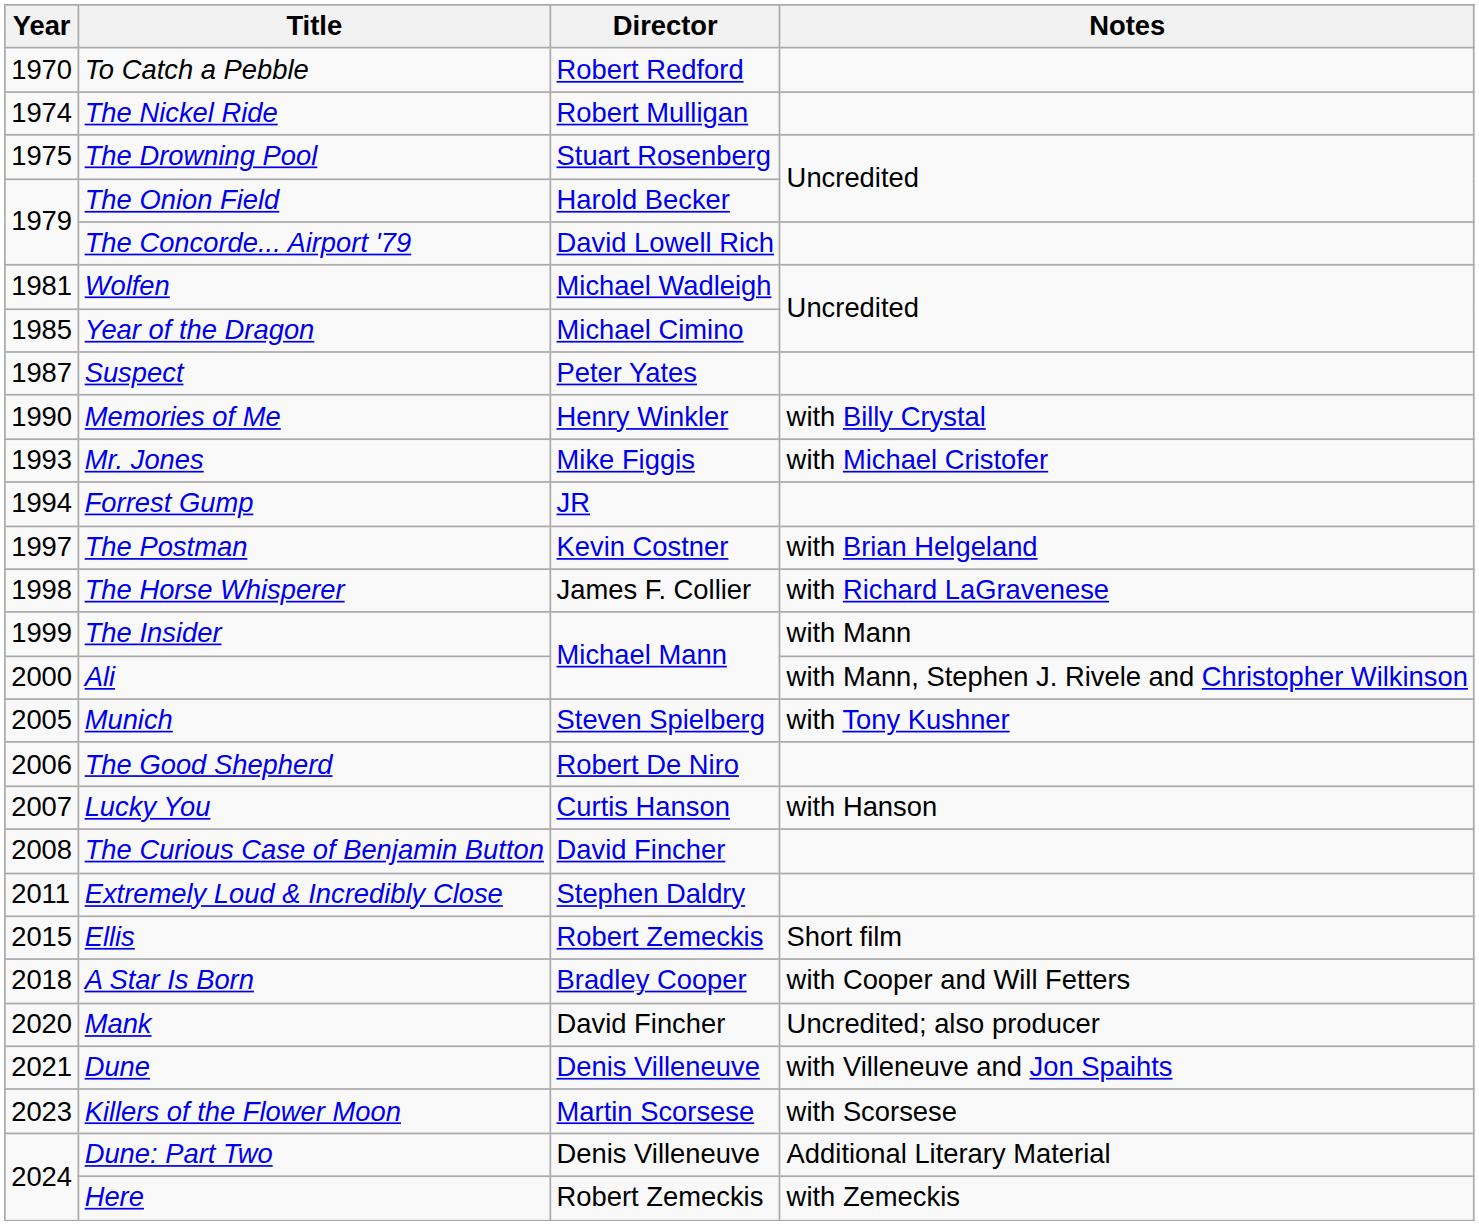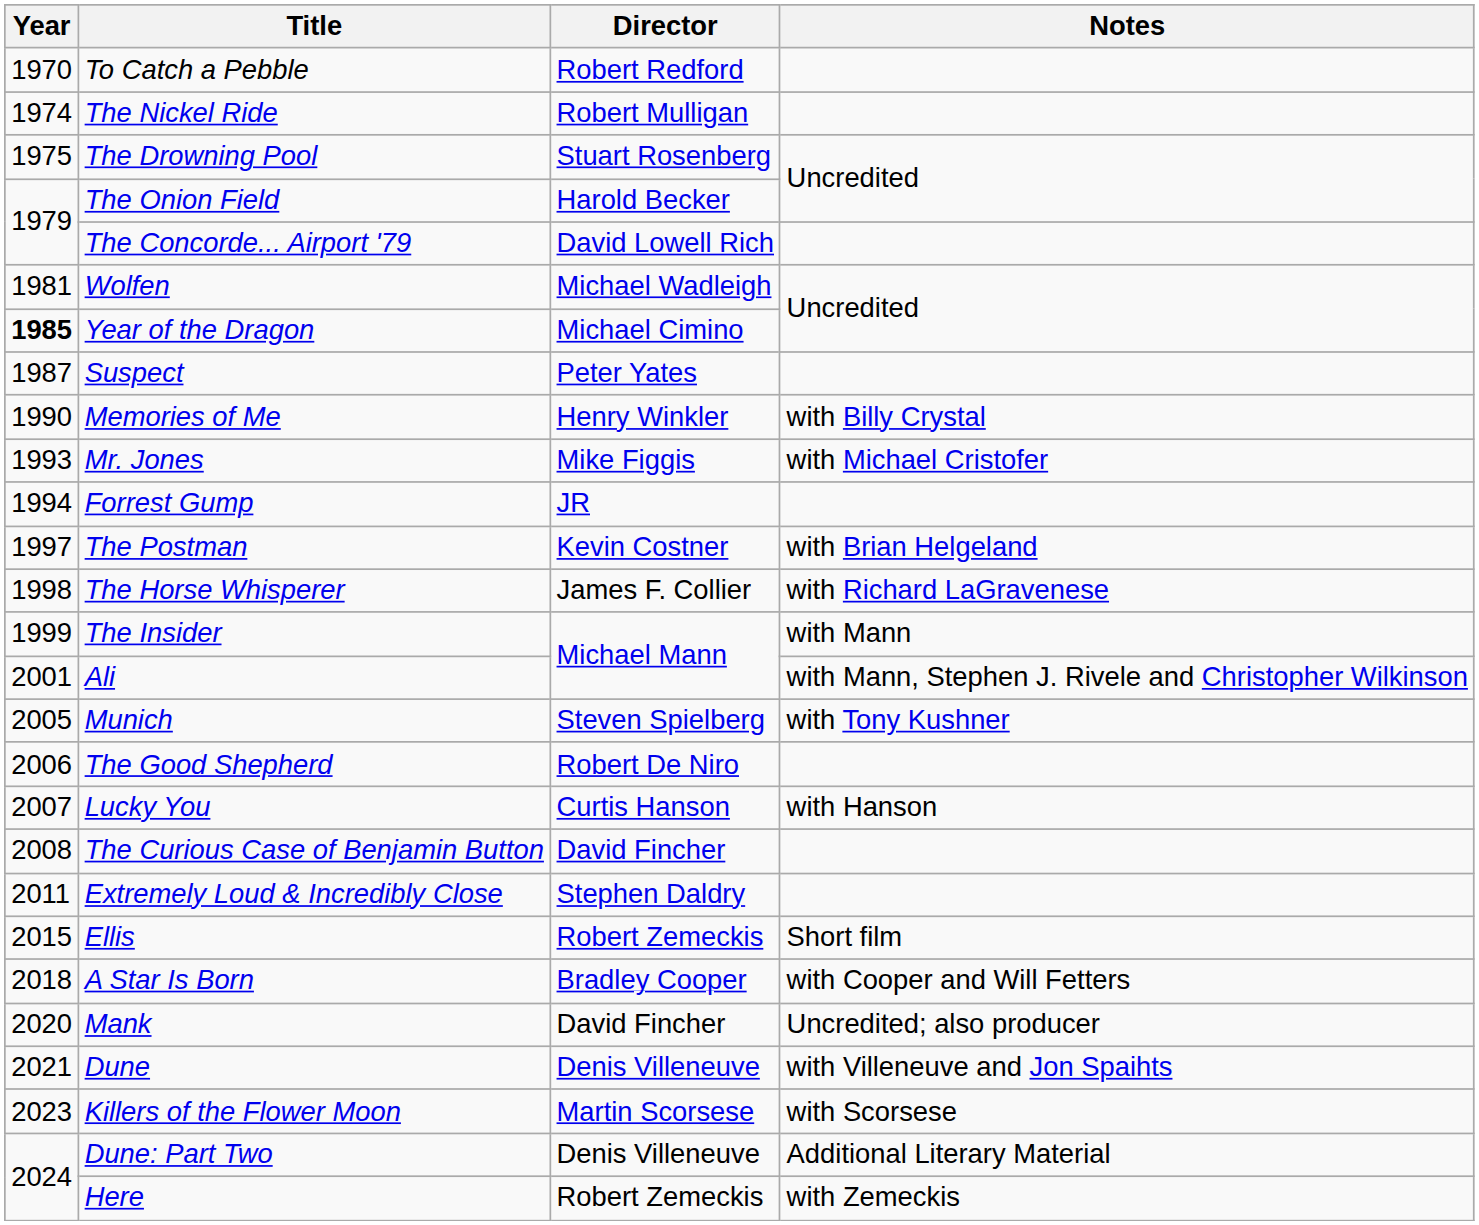(42, 329) normal -> (42, 329) bold
(42, 677) 2000 -> (42, 677) 2001
